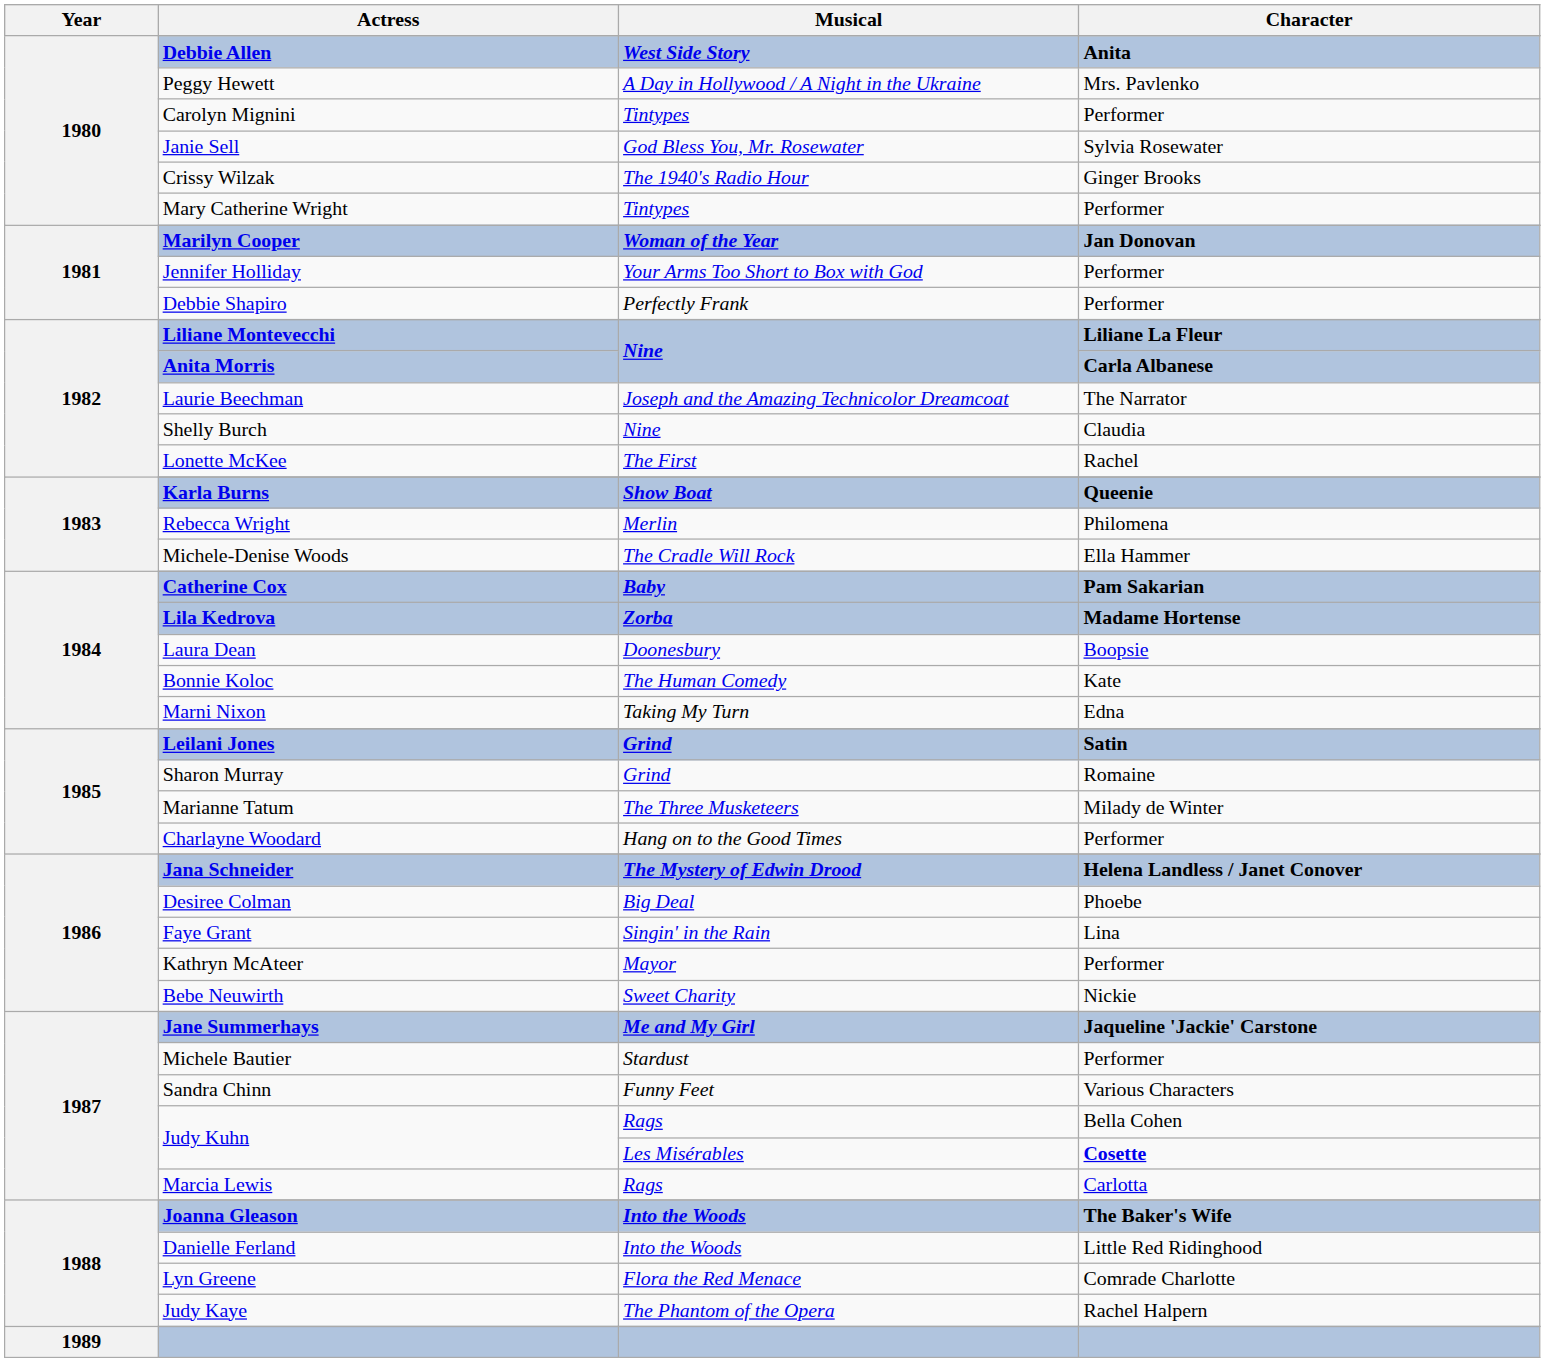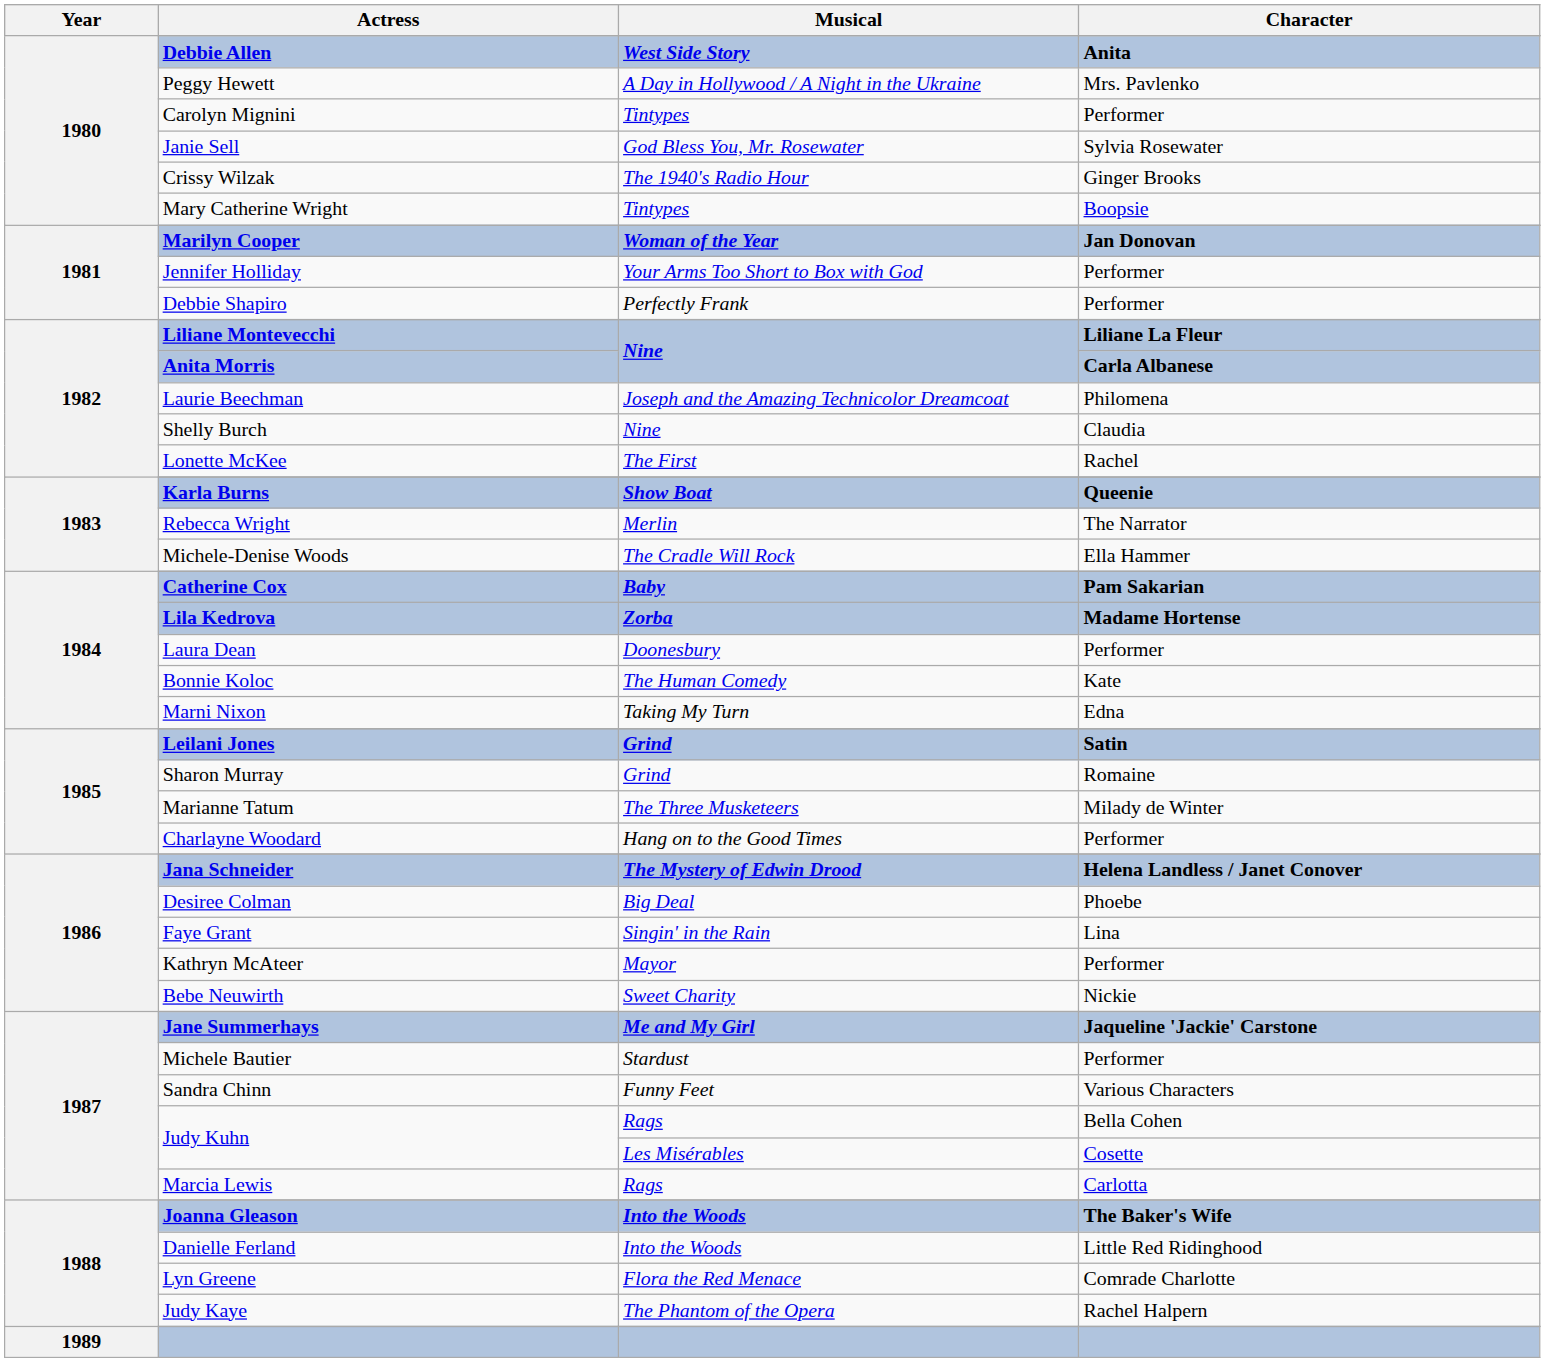(1124, 209) Performer -> (1116, 209) Boopsie
(1135, 397) The Narrator -> (1126, 397) Philomena
(1126, 523) Philomena -> (1135, 523) The Narrator
(1116, 649) Boopsie -> (1124, 649) Performer
(1115, 1152) bold -> (1113, 1152) normal
